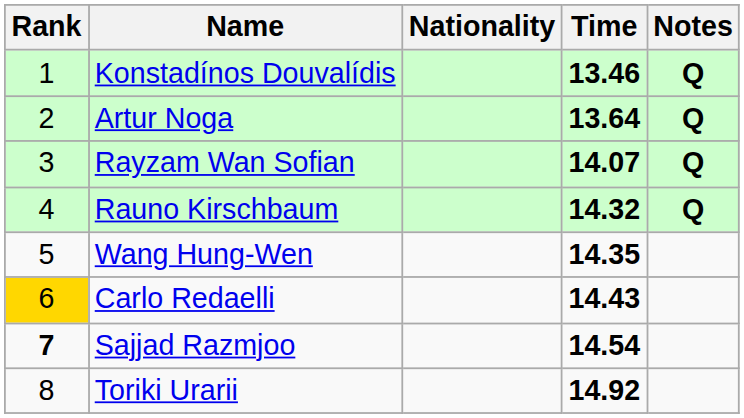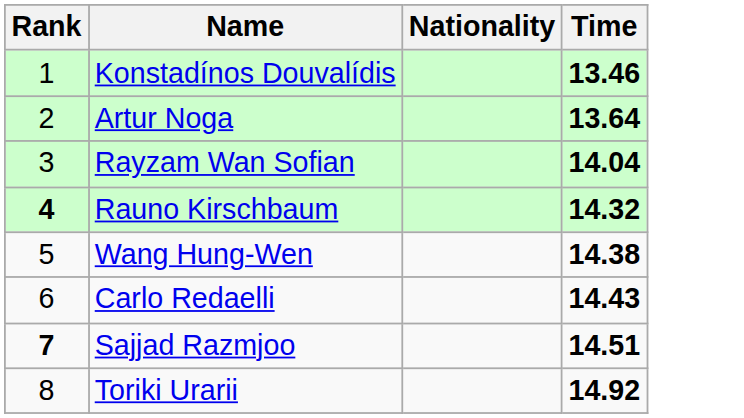- column: (693, 27)
(604, 163) 14.07 -> (604, 163) 14.04
(47, 208) normal -> (47, 208) bold
(604, 254) 14.35 -> (604, 254) 14.38
(47, 299) gold background -> (47, 299) no background
(604, 345) 14.54 -> (604, 345) 14.51
